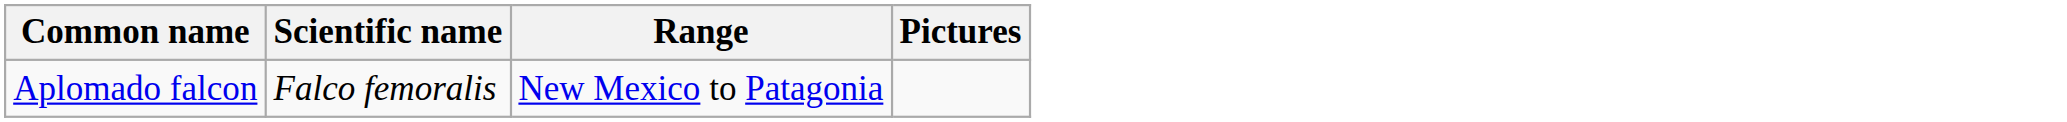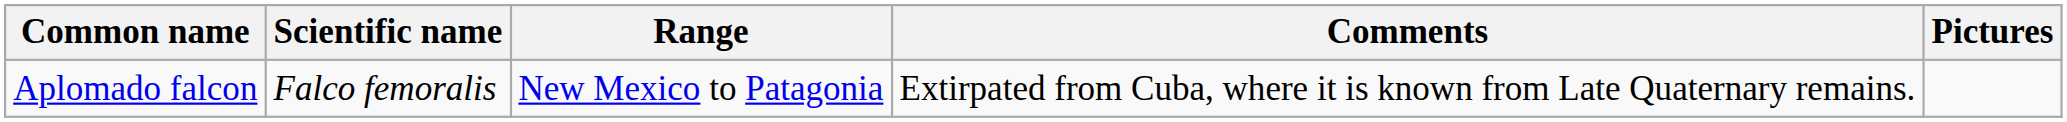+ column: (1407, 32)
